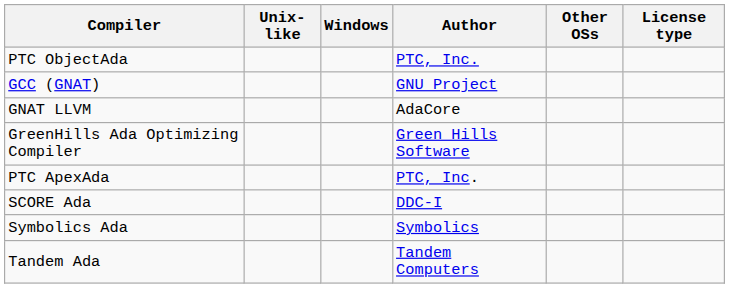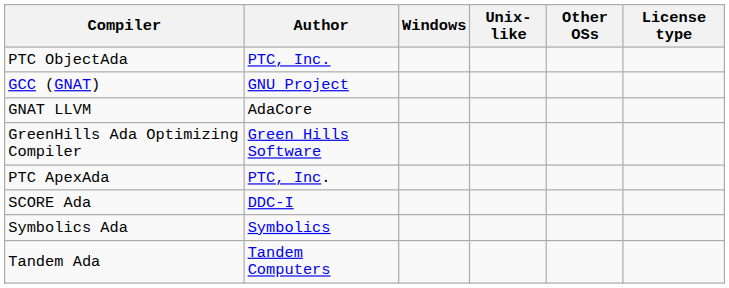columns swapped: (470, 26) <-> (282, 26)
